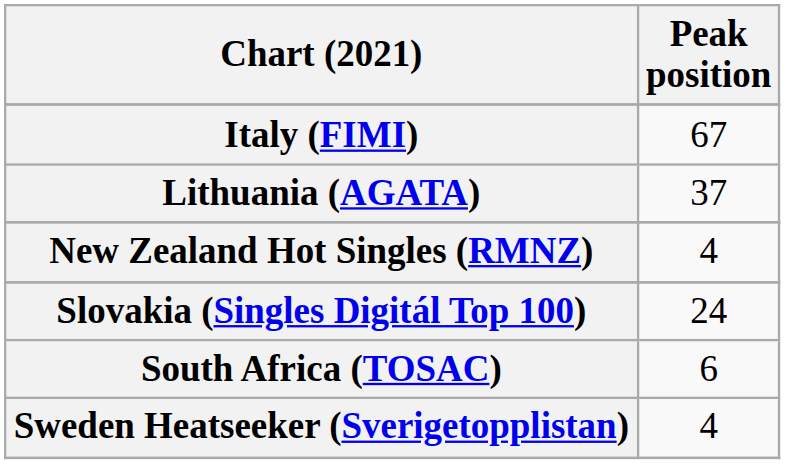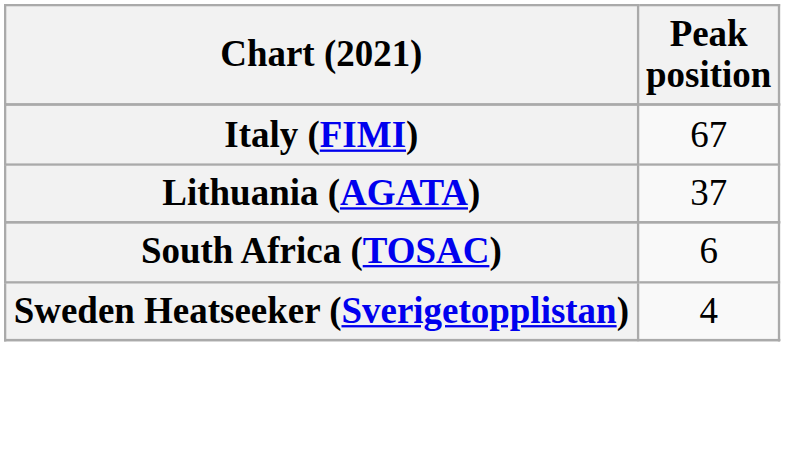- row: (321, 251)
- row: (321, 309)
